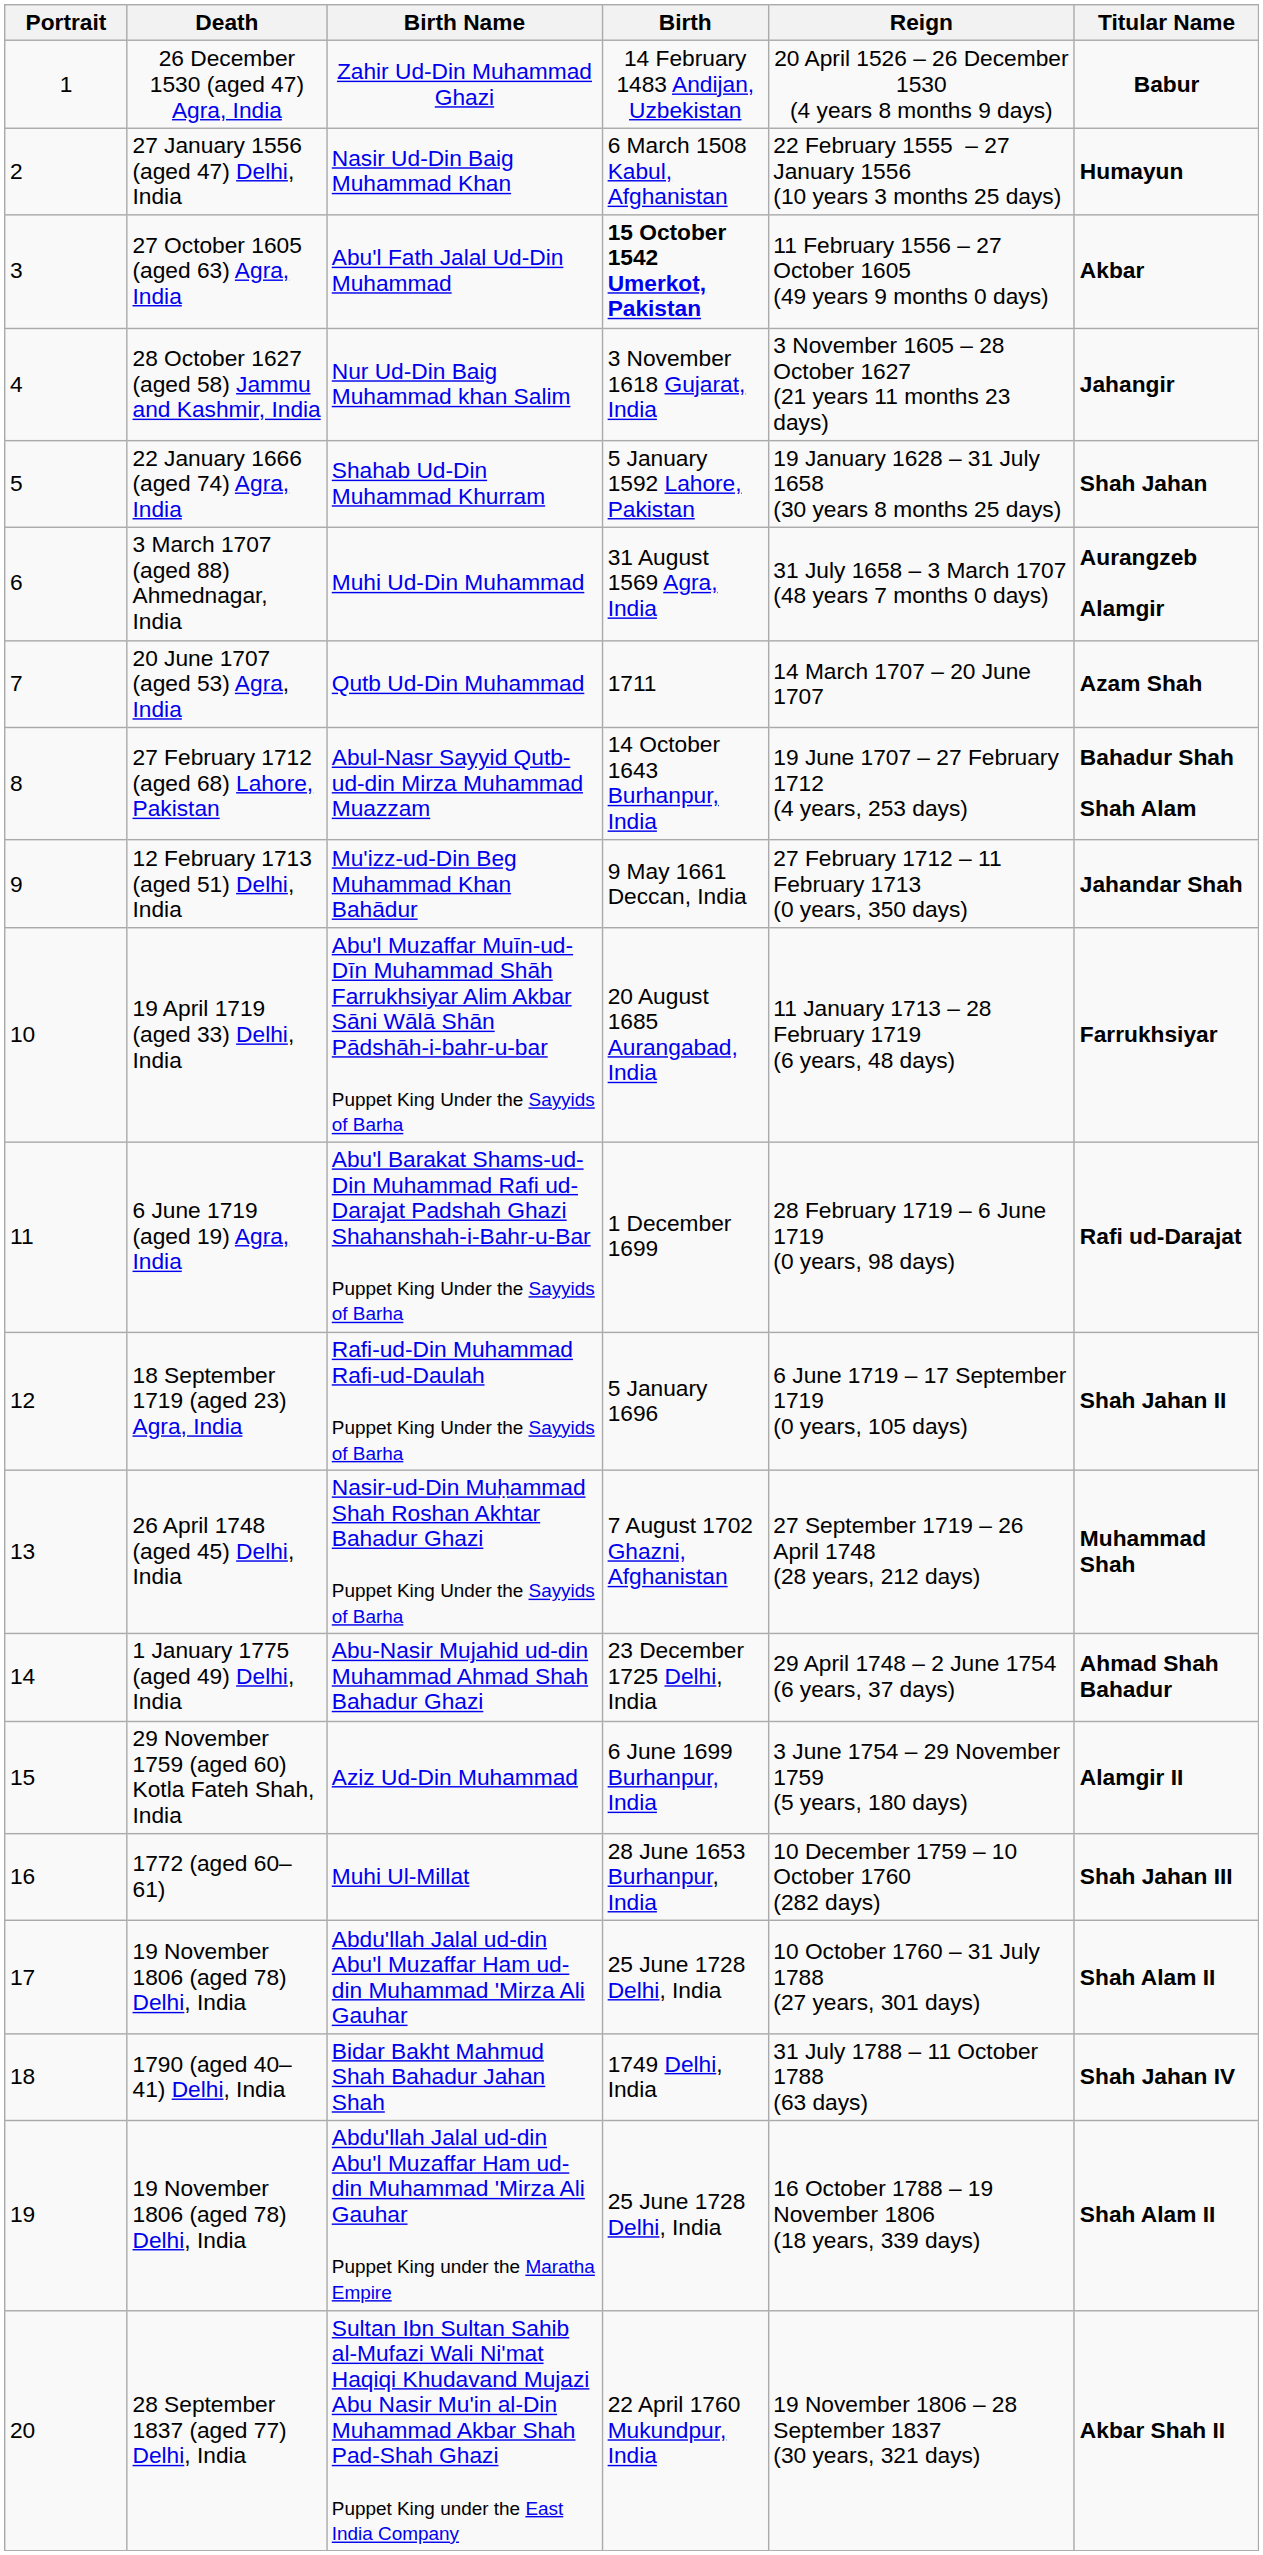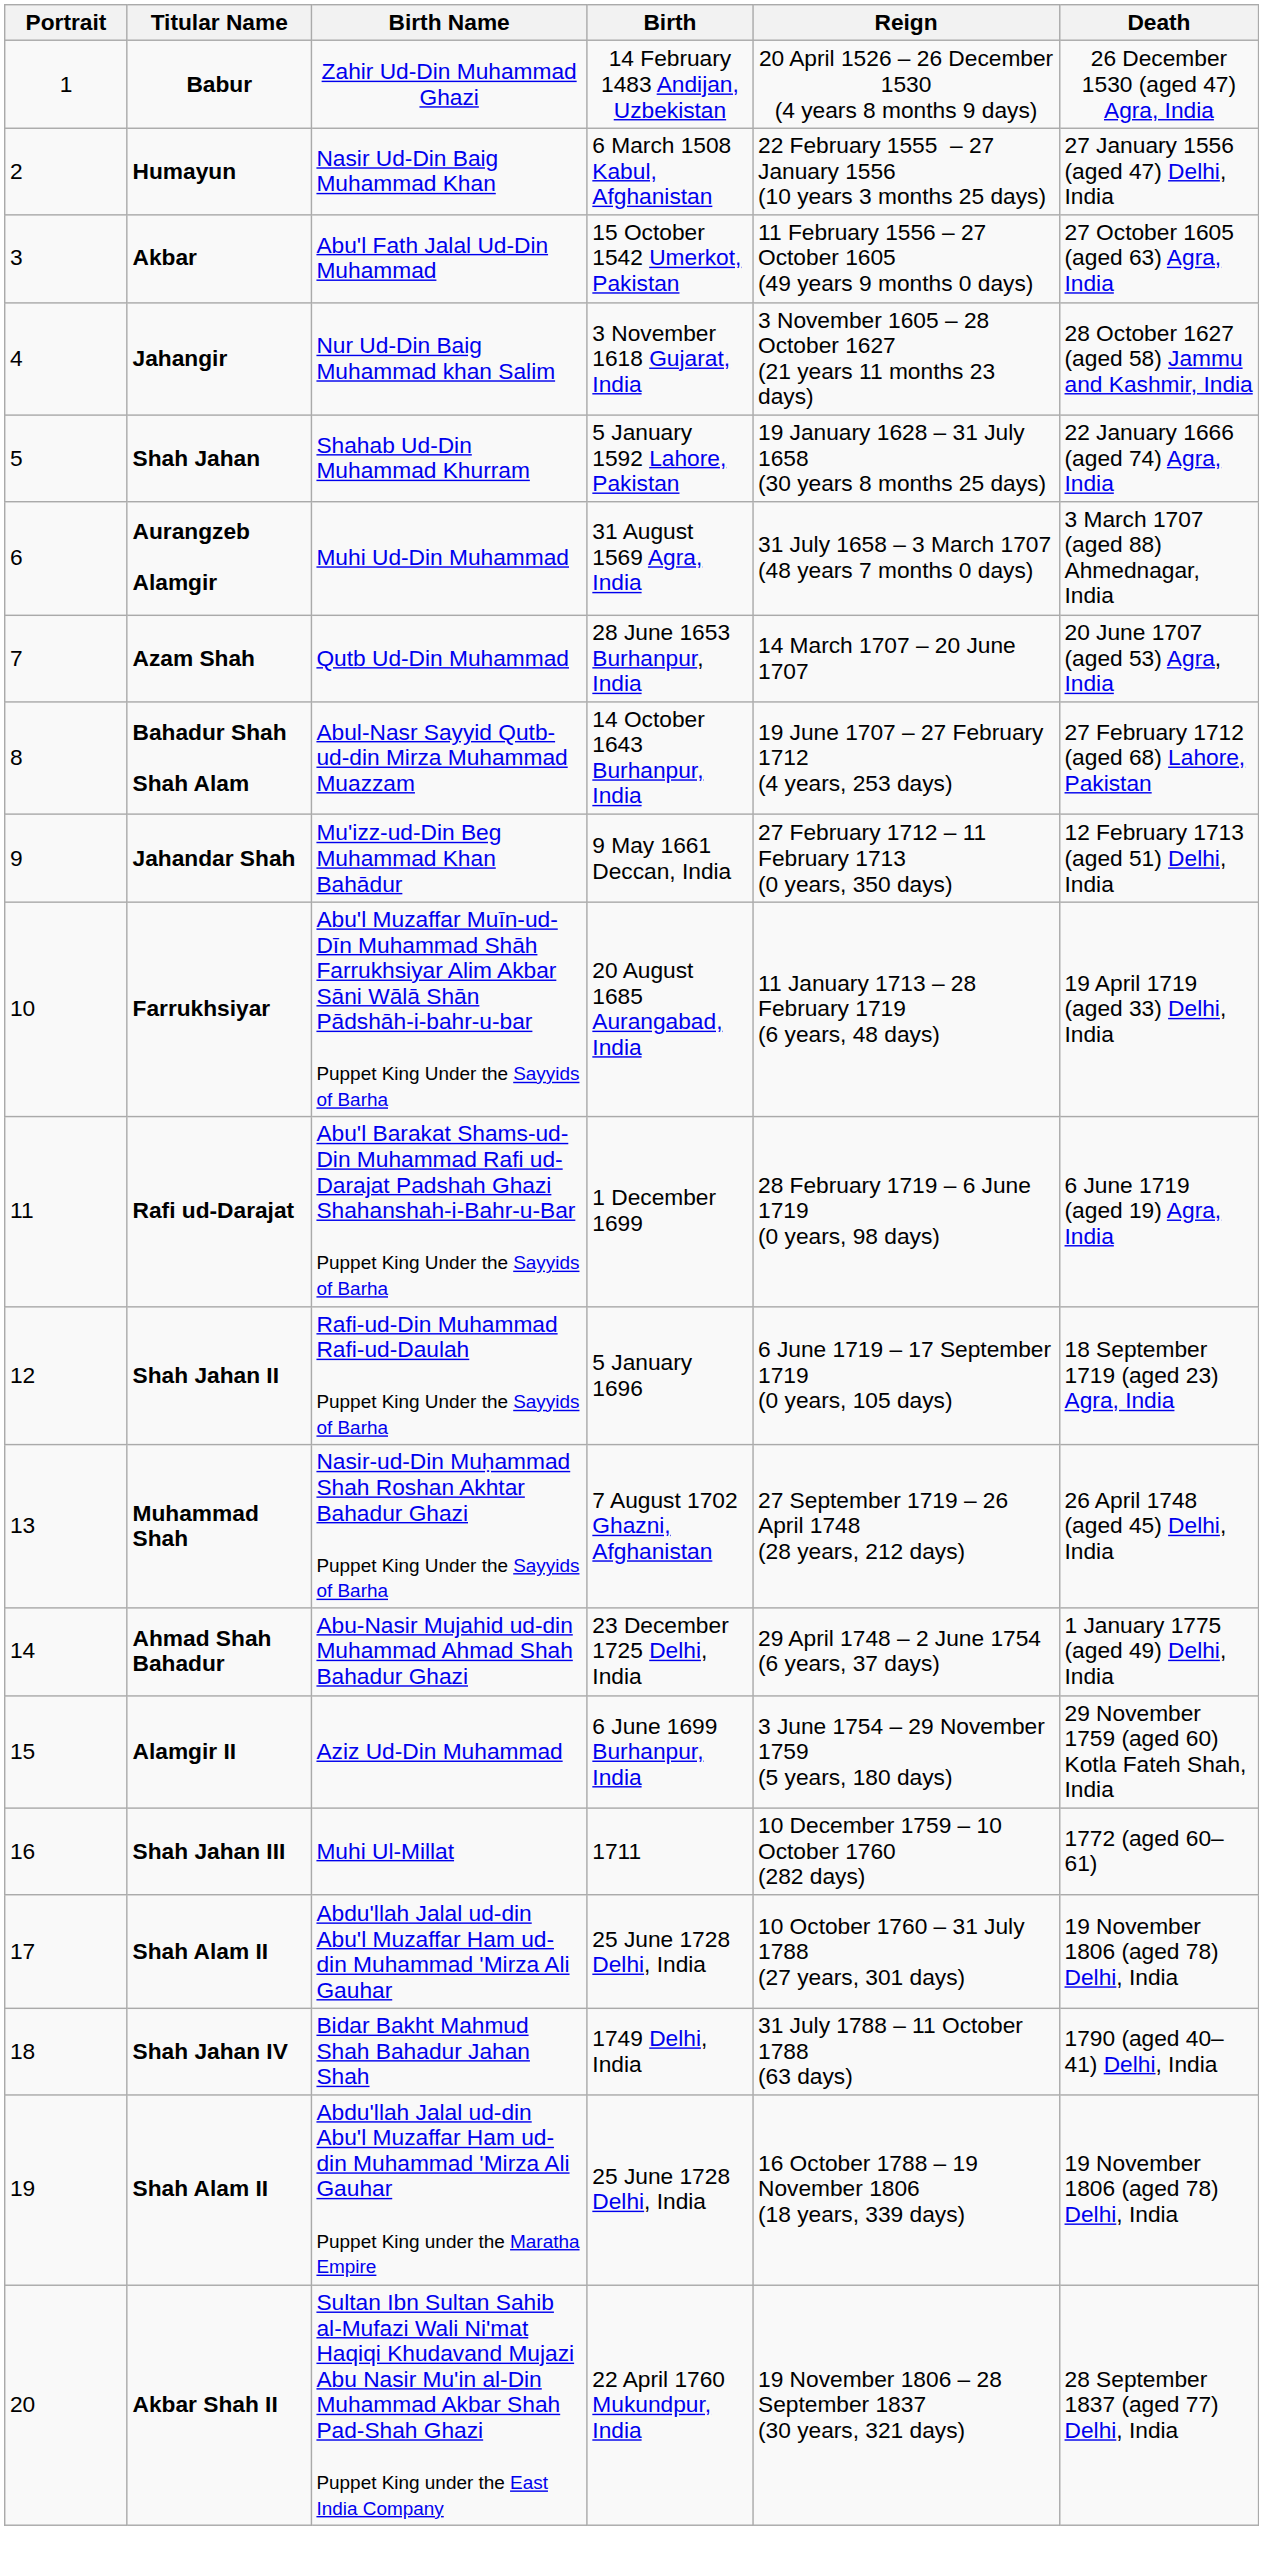columns swapped: (1167, 22) <-> (227, 22)
(667, 271) bold -> (667, 258) normal
(632, 683) 1711 -> (661, 658) 28 June 1653 Burhanpur, India
(676, 1877) 28 June 1653 Burhanpur, India -> (617, 1851) 1711
